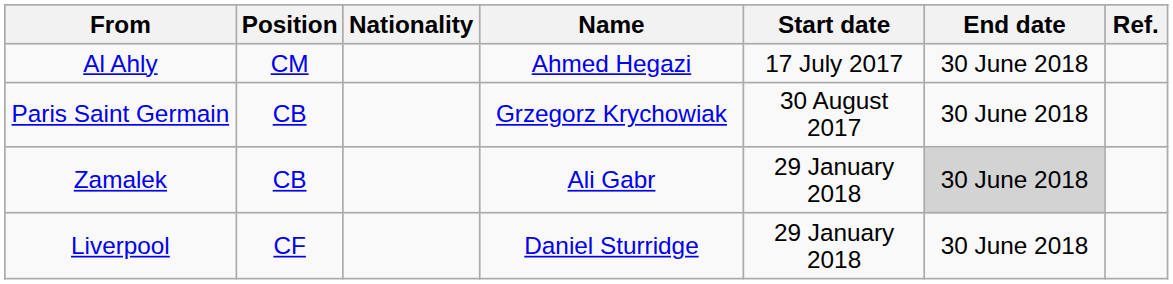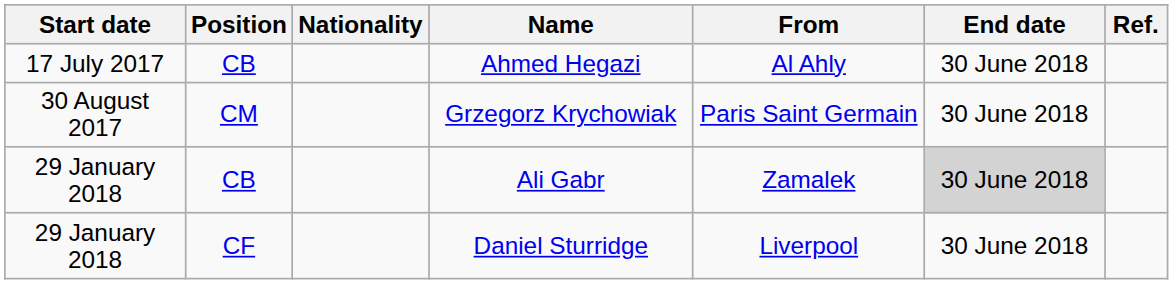columns swapped: (834, 24) <-> (120, 24)
(290, 63) CM -> (239, 63) CB
(290, 115) CB -> (239, 115) CM
